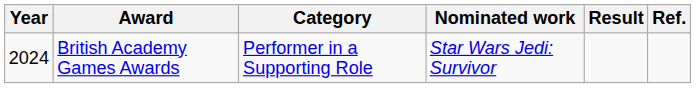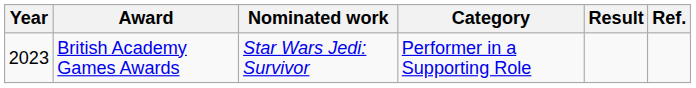columns swapped: (332, 18) <-> (505, 18)
(29, 57) 2024 -> (29, 57) 2023
